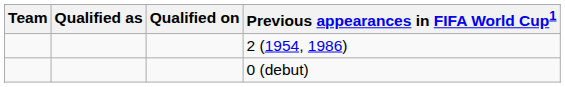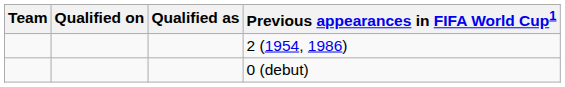columns swapped: (99, 18) <-> (195, 18)
